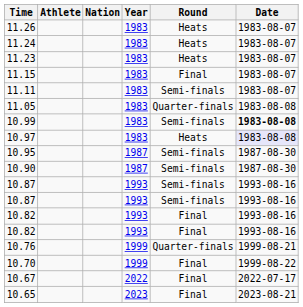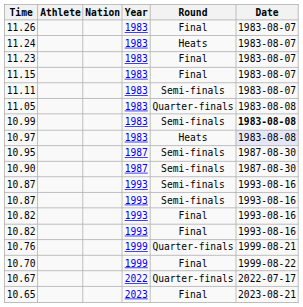(193, 28) Heats -> (193, 28) Final
(193, 59) Heats -> (193, 59) Final
(193, 279) Final -> (193, 279) Quarter-finals
